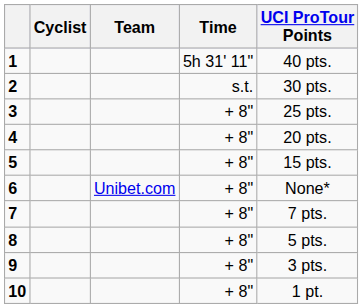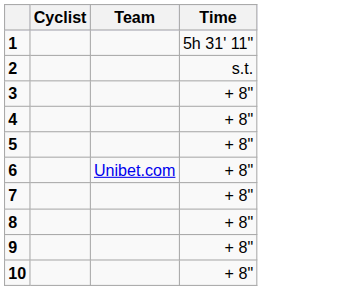- column: (307, 26)
